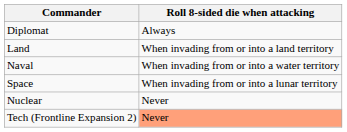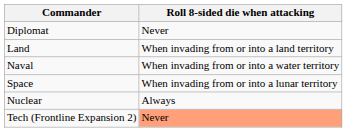(158, 30) Always -> (155, 30) Never
(155, 100) Never -> (158, 100) Always
